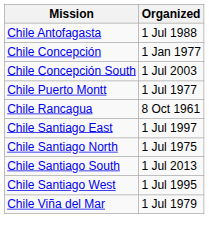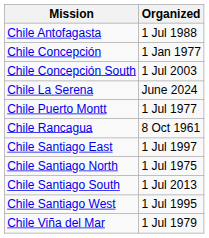+ row: (50, 90)
